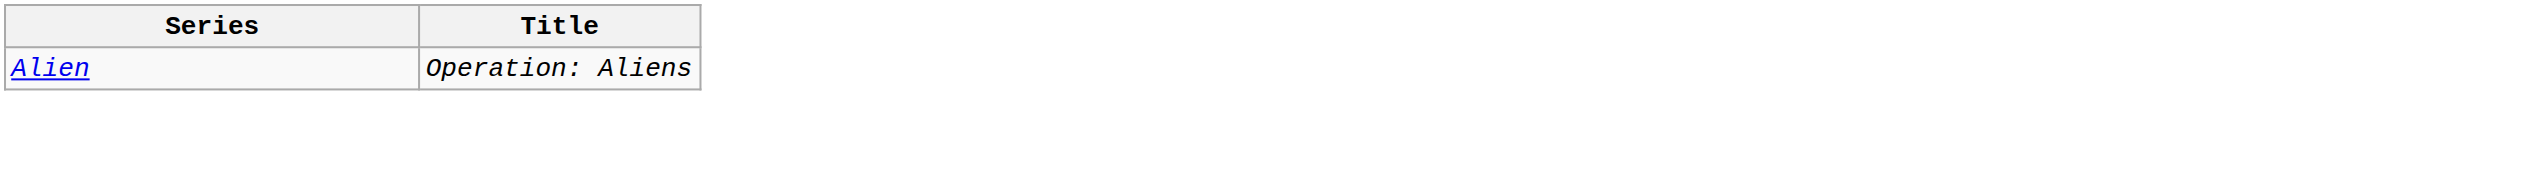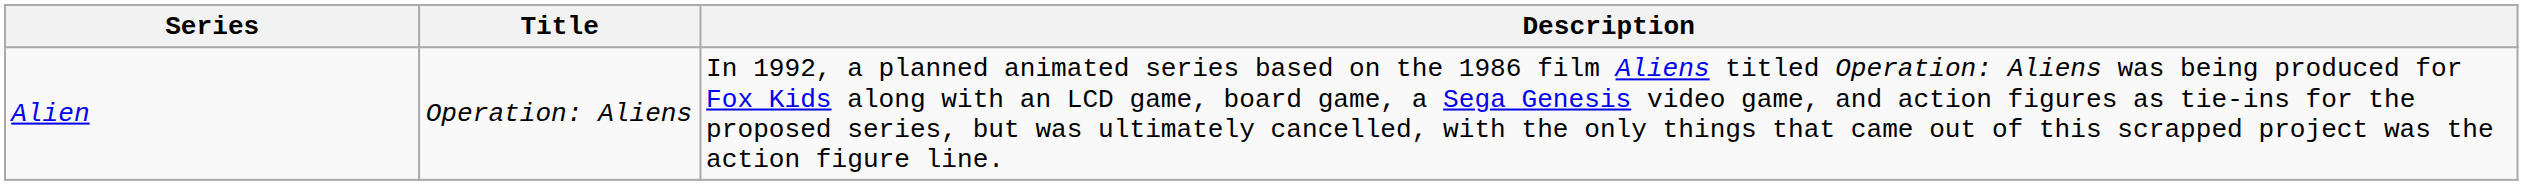+ column: (1609, 26)
